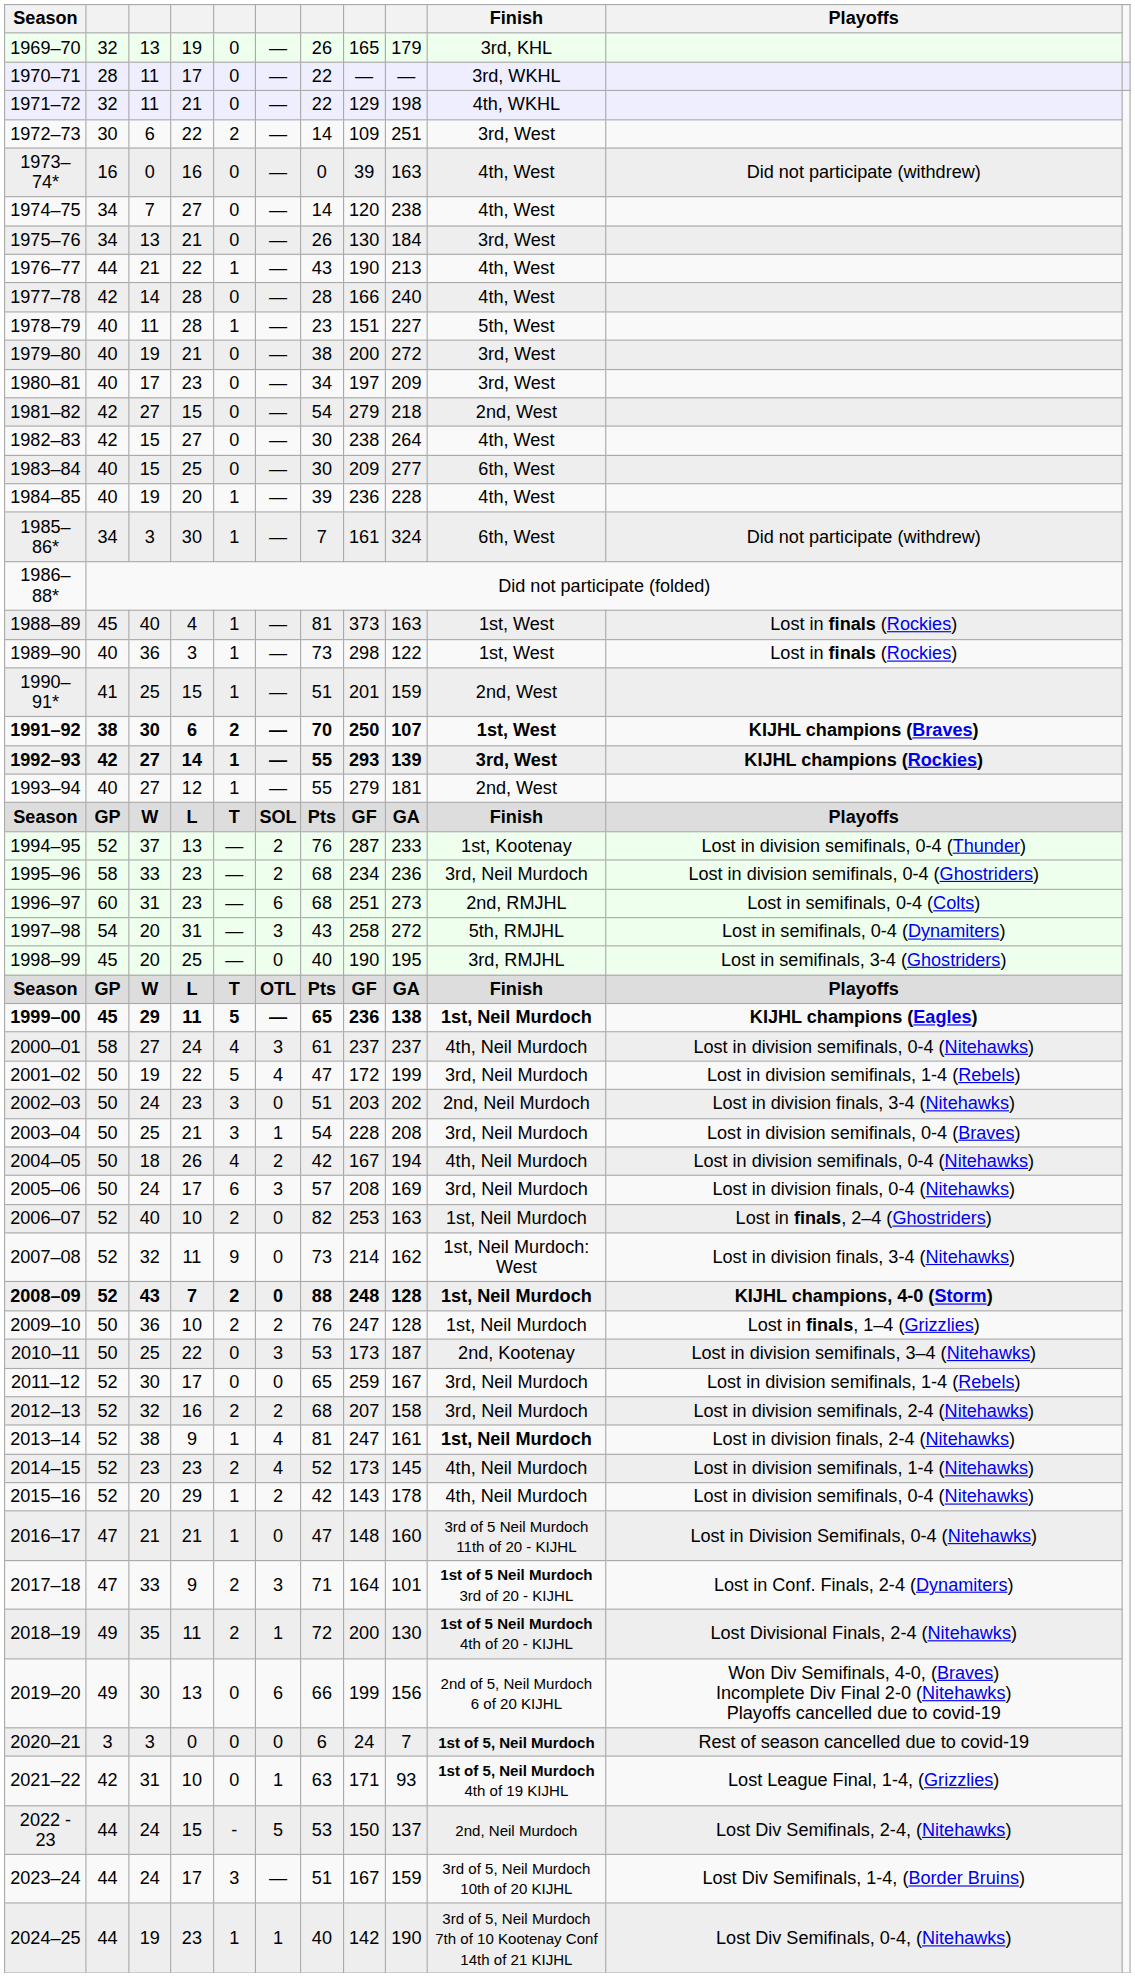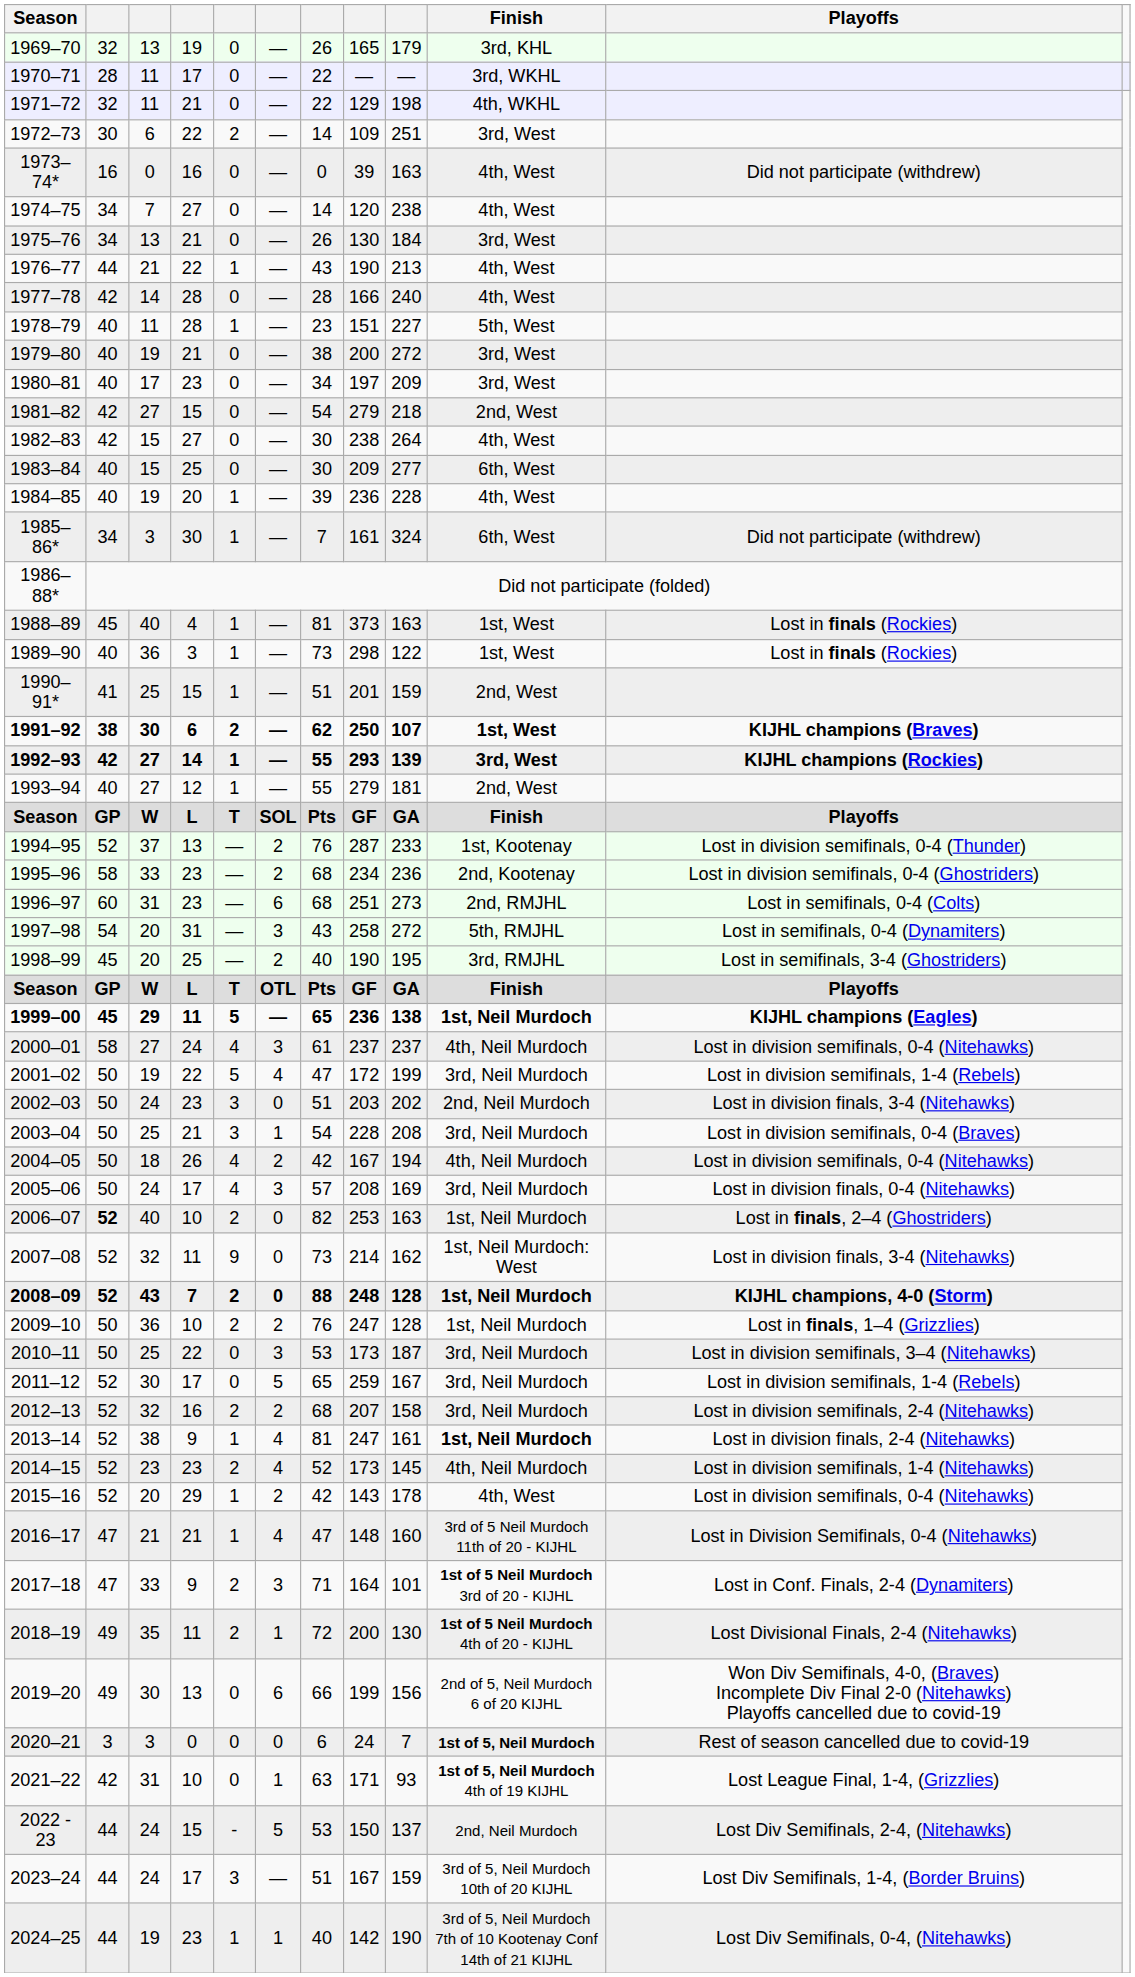(322, 731) 70 -> (322, 731) 62
(516, 874) 3rd, Neil Murdoch -> (516, 874) 2nd, Kootenay
(278, 960) 0 -> (278, 960) 2
(234, 1189) 6 -> (234, 1189) 4
(107, 1218) normal -> (107, 1218) bold
(516, 1353) 2nd, Kootenay -> (516, 1353) 3rd, Neil Murdoch
(278, 1382) 0 -> (278, 1382) 5
(516, 1496) 4th, Neil Murdoch -> (516, 1496) 4th, West
(278, 1535) 0 -> (278, 1535) 4
